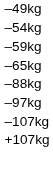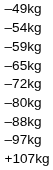+ row: (23, 84)
+ row: (23, 102)
- row: (27, 121)
